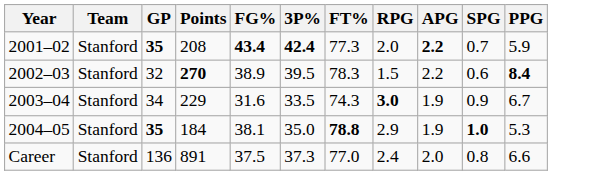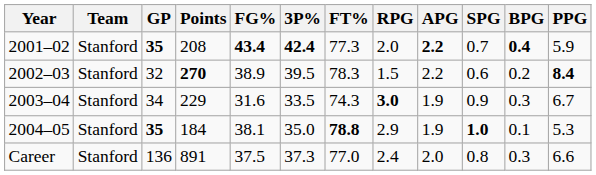+ column: (526, 18)
